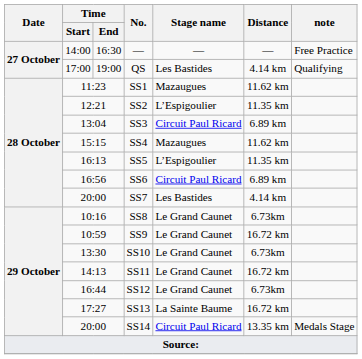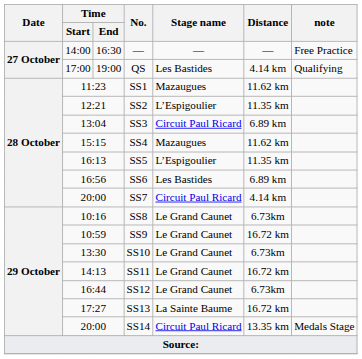(198, 178) Circuit Paul Ricard -> (184, 178) Les Bastides
(184, 197) Les Bastides -> (198, 197) Circuit Paul Ricard
